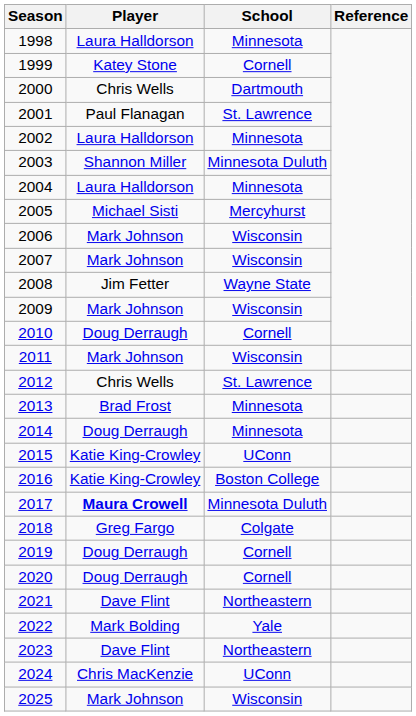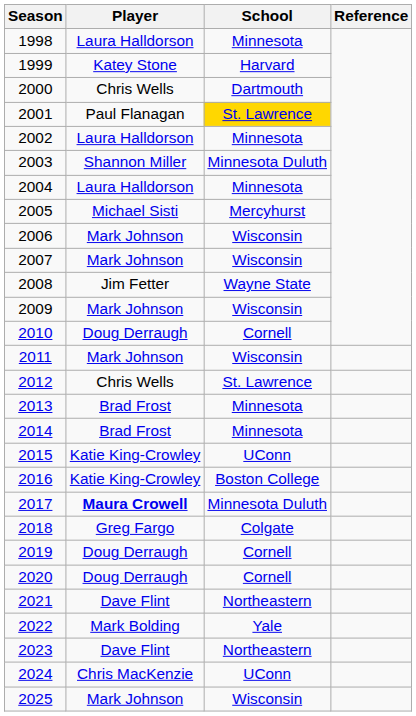(267, 65) Cornell -> (267, 65) Harvard
(267, 114) no background -> (267, 114) gold background
(135, 430) Doug Derraugh -> (135, 430) Brad Frost
